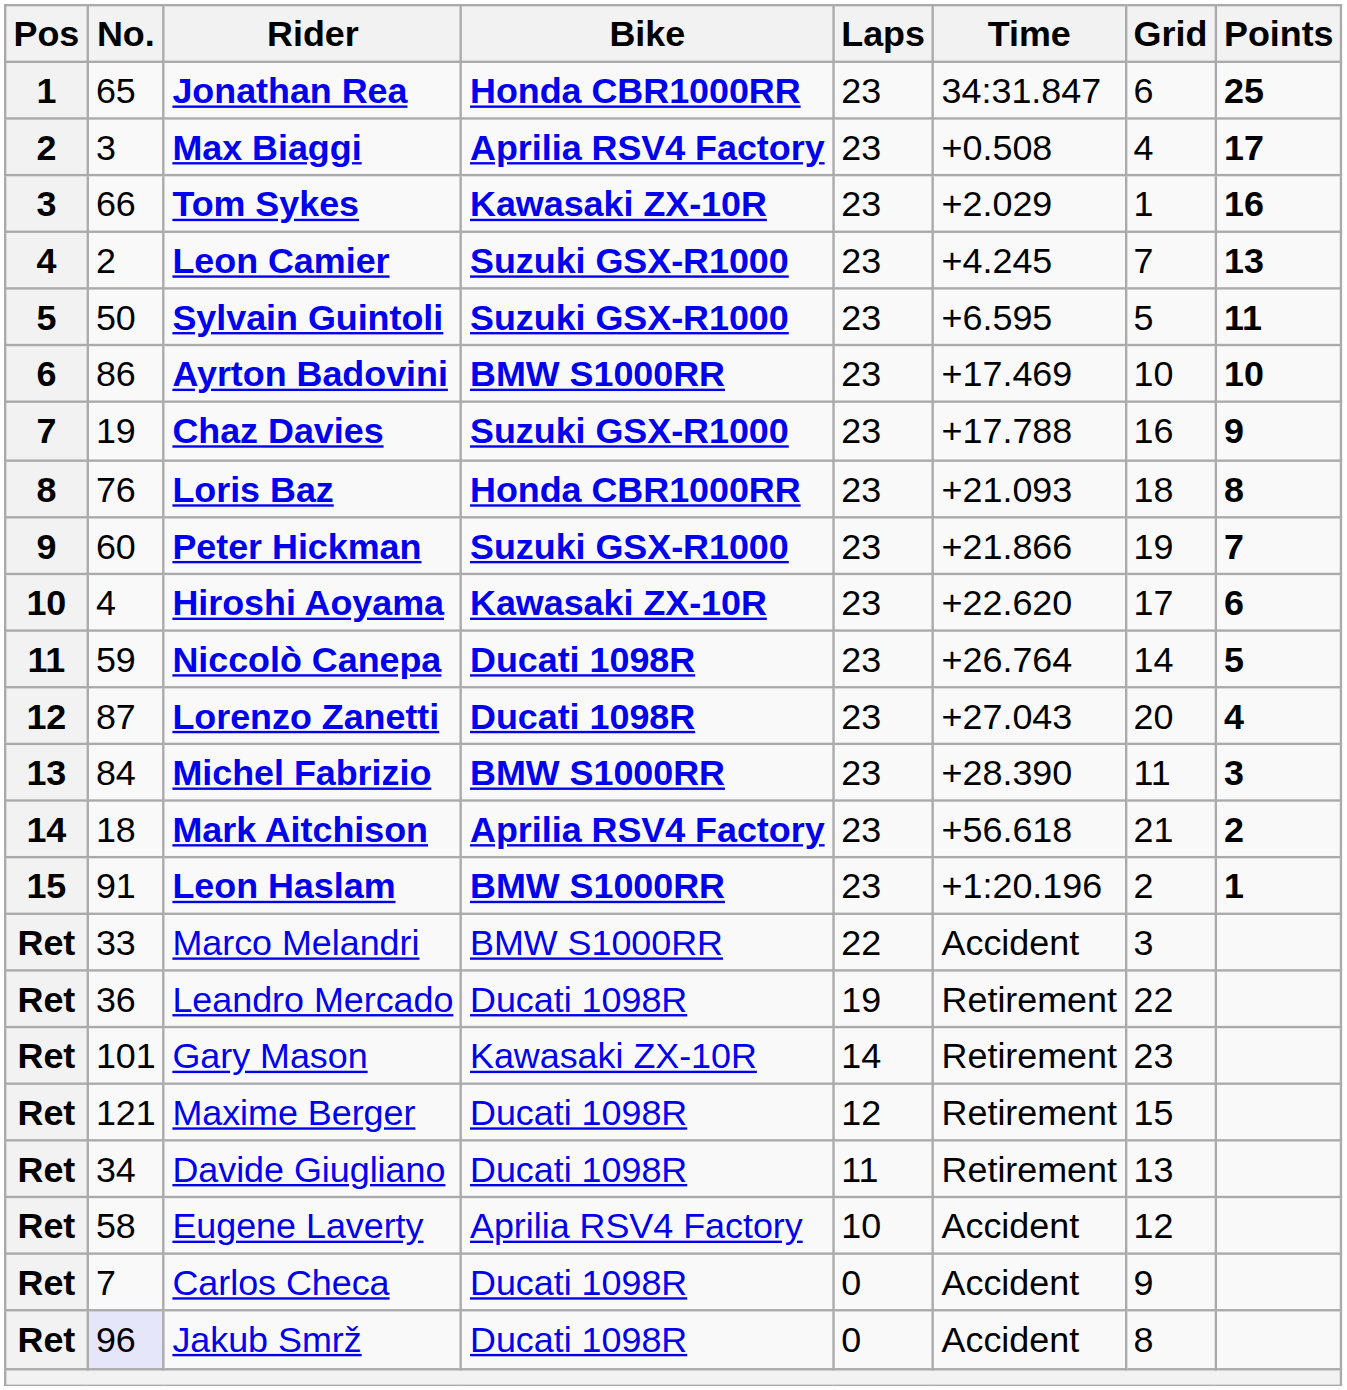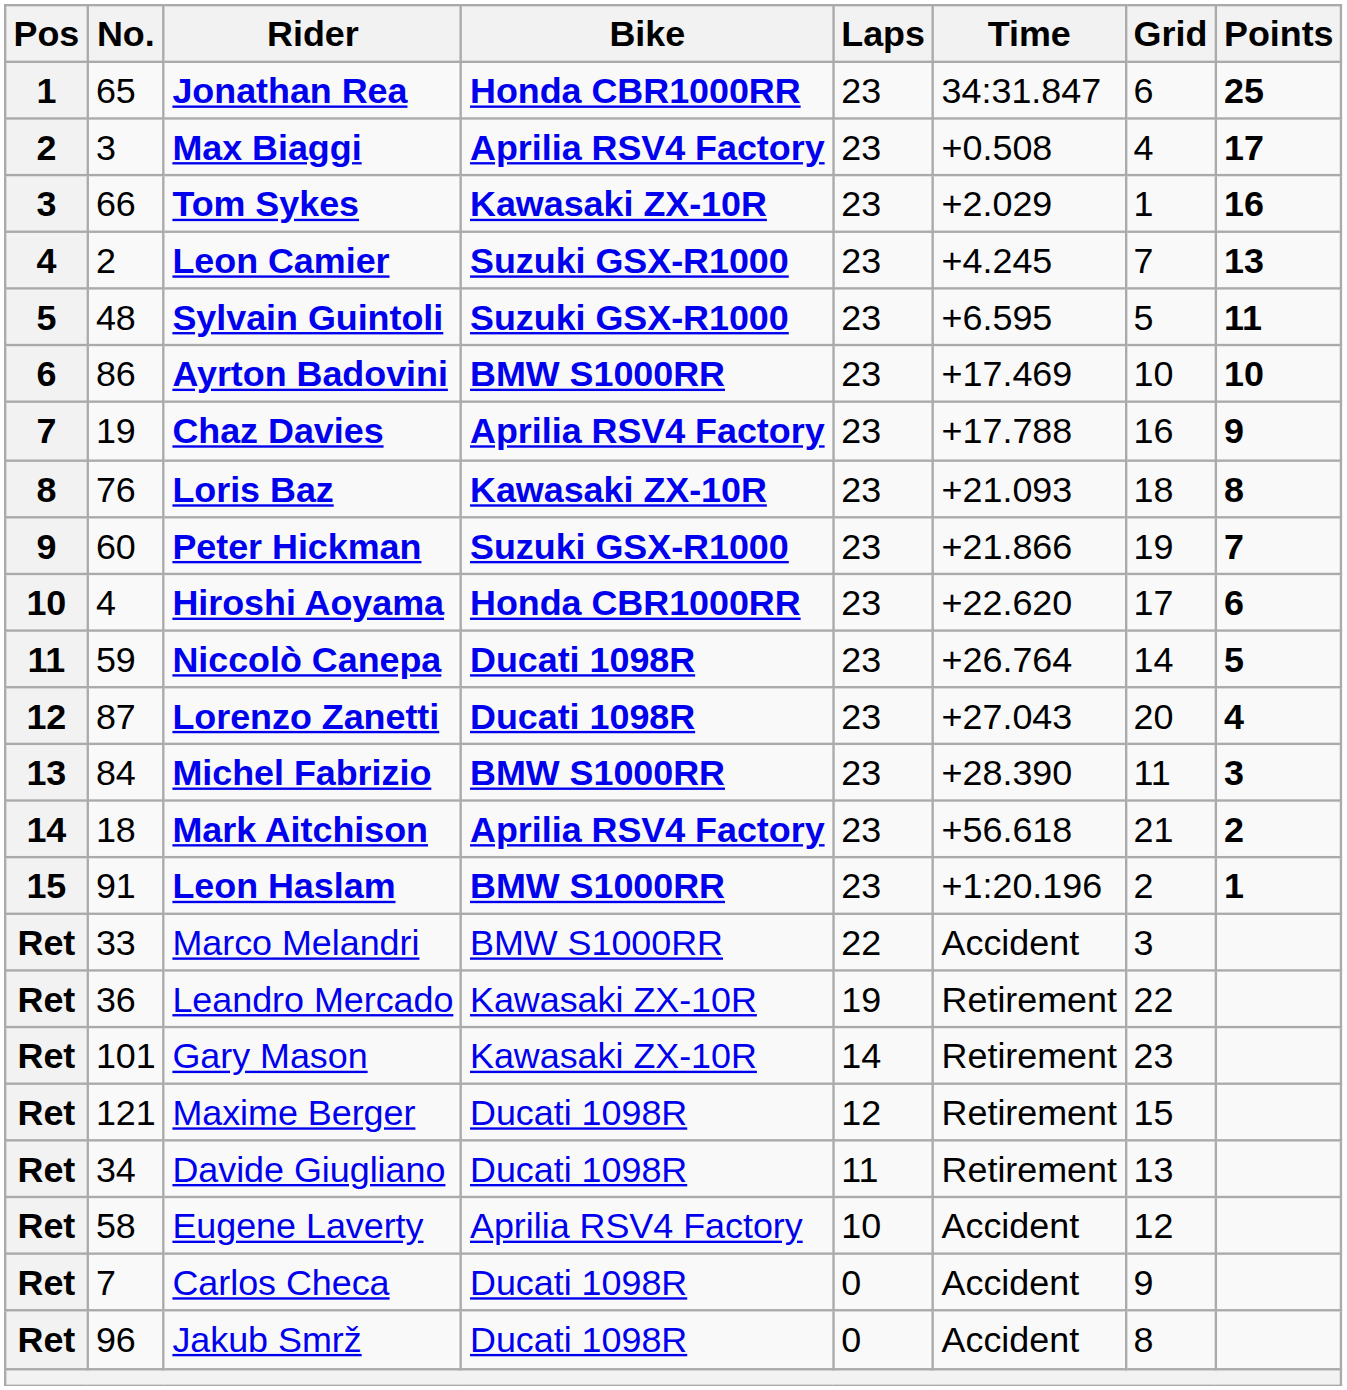(116, 318) 50 -> (116, 318) 48
(629, 431) Suzuki GSX-R1000 -> (647, 431) Aprilia RSV4 Factory
(635, 488) Honda CBR1000RR -> (618, 488) Kawasaki ZX-10R
(618, 602) Kawasaki ZX-10R -> (635, 602) Honda CBR1000RR
(579, 999) Ducati 1098R -> (613, 999) Kawasaki ZX-10R
(116, 1340) lavender background -> (116, 1340) no background
